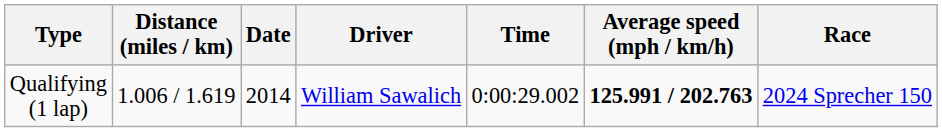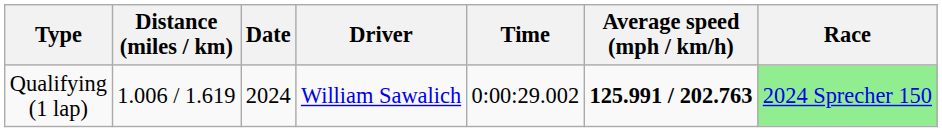(268, 95) 2014 -> (268, 95) 2024
(847, 95) no background -> (847, 95) lightgreen background
